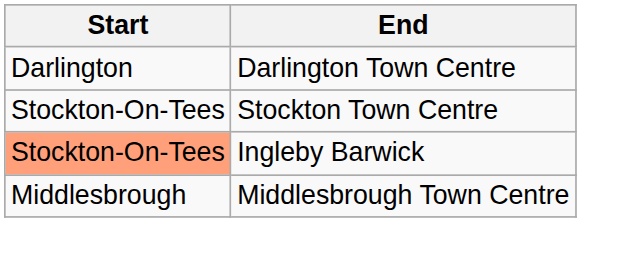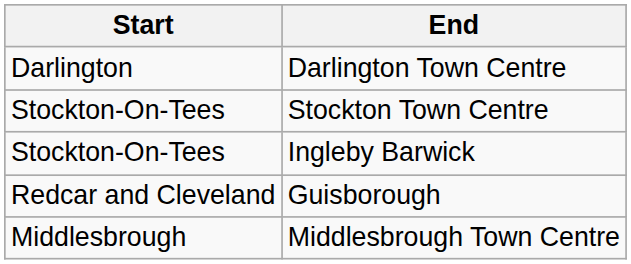(118, 152) lightsalmon background -> (118, 152) no background
+ row: (364, 195)
